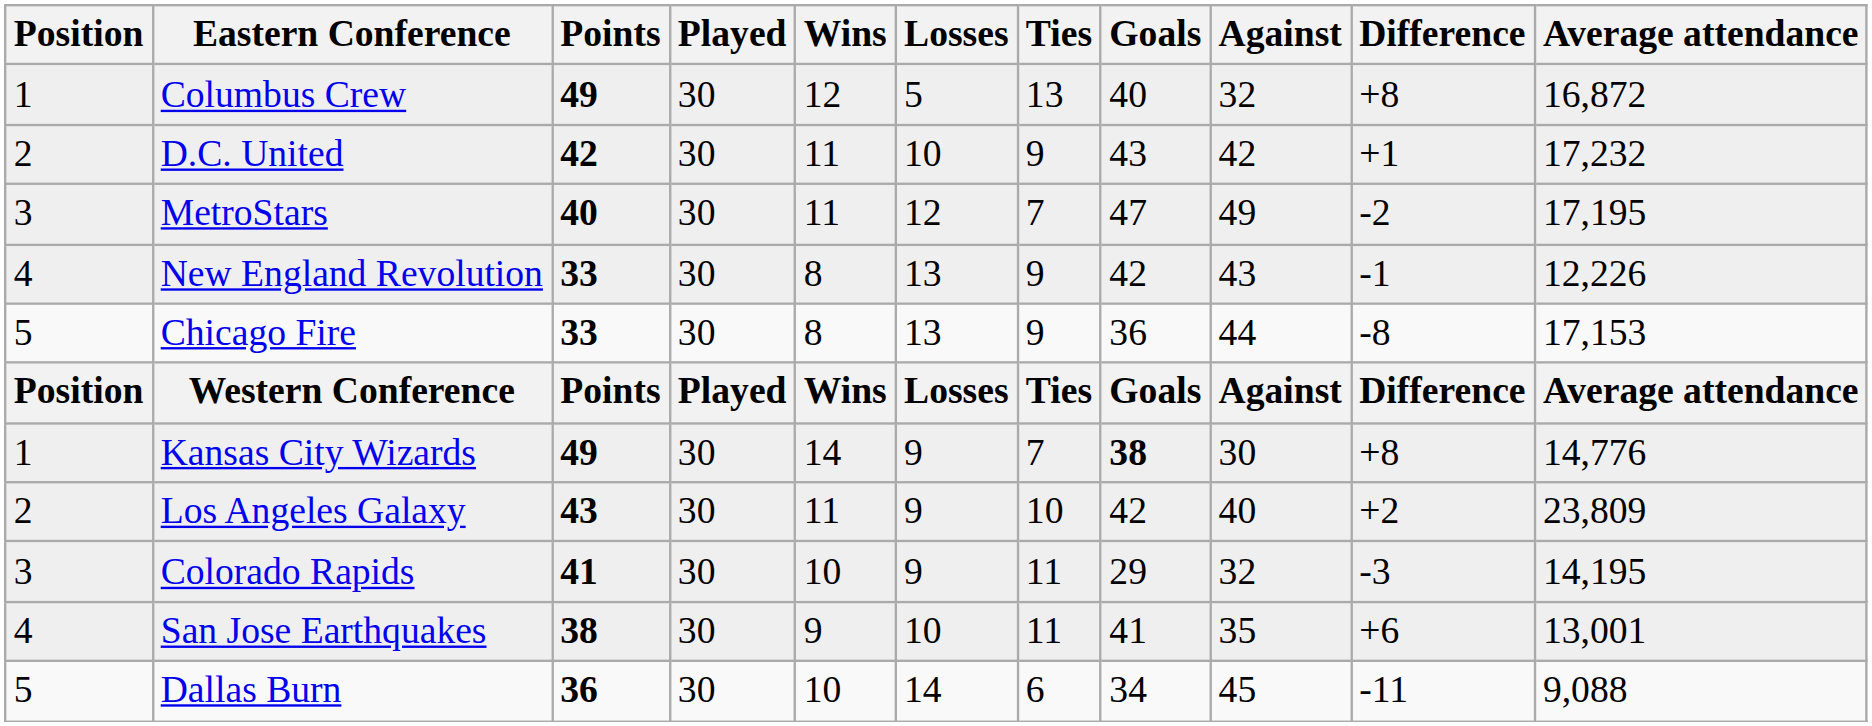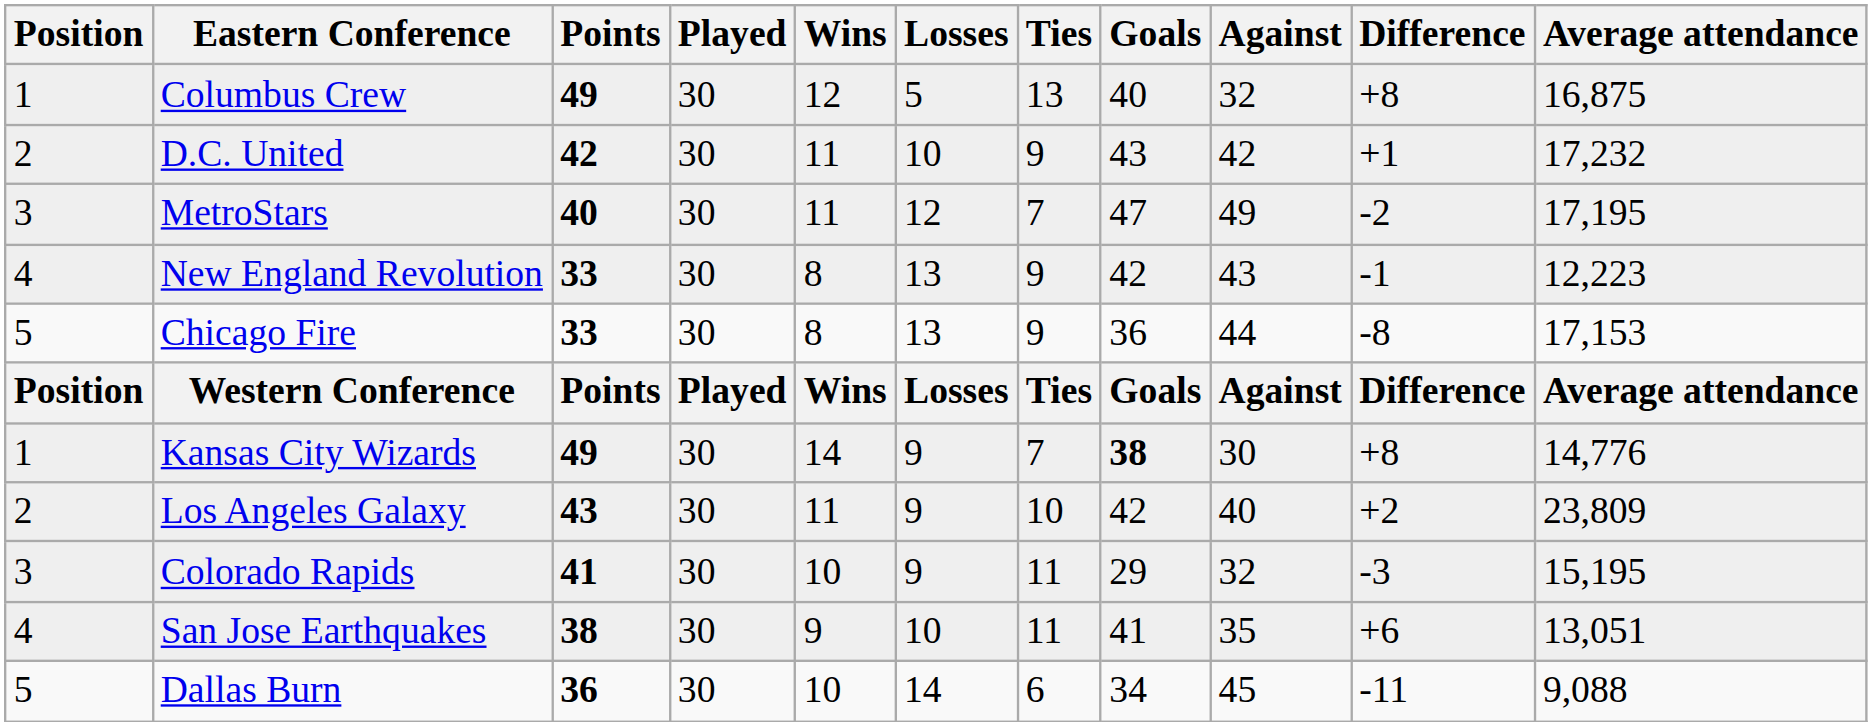(1595, 93) 16,872 -> (1595, 93) 16,875
(1595, 272) 12,226 -> (1595, 272) 12,223
(1595, 570) 14,195 -> (1595, 570) 15,195
(1595, 630) 13,001 -> (1595, 630) 13,051
